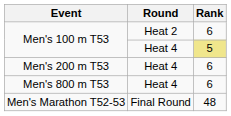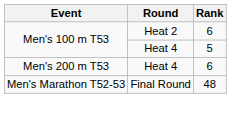(210, 48) khaki background -> (210, 48) no background
- row: (66, 84)
